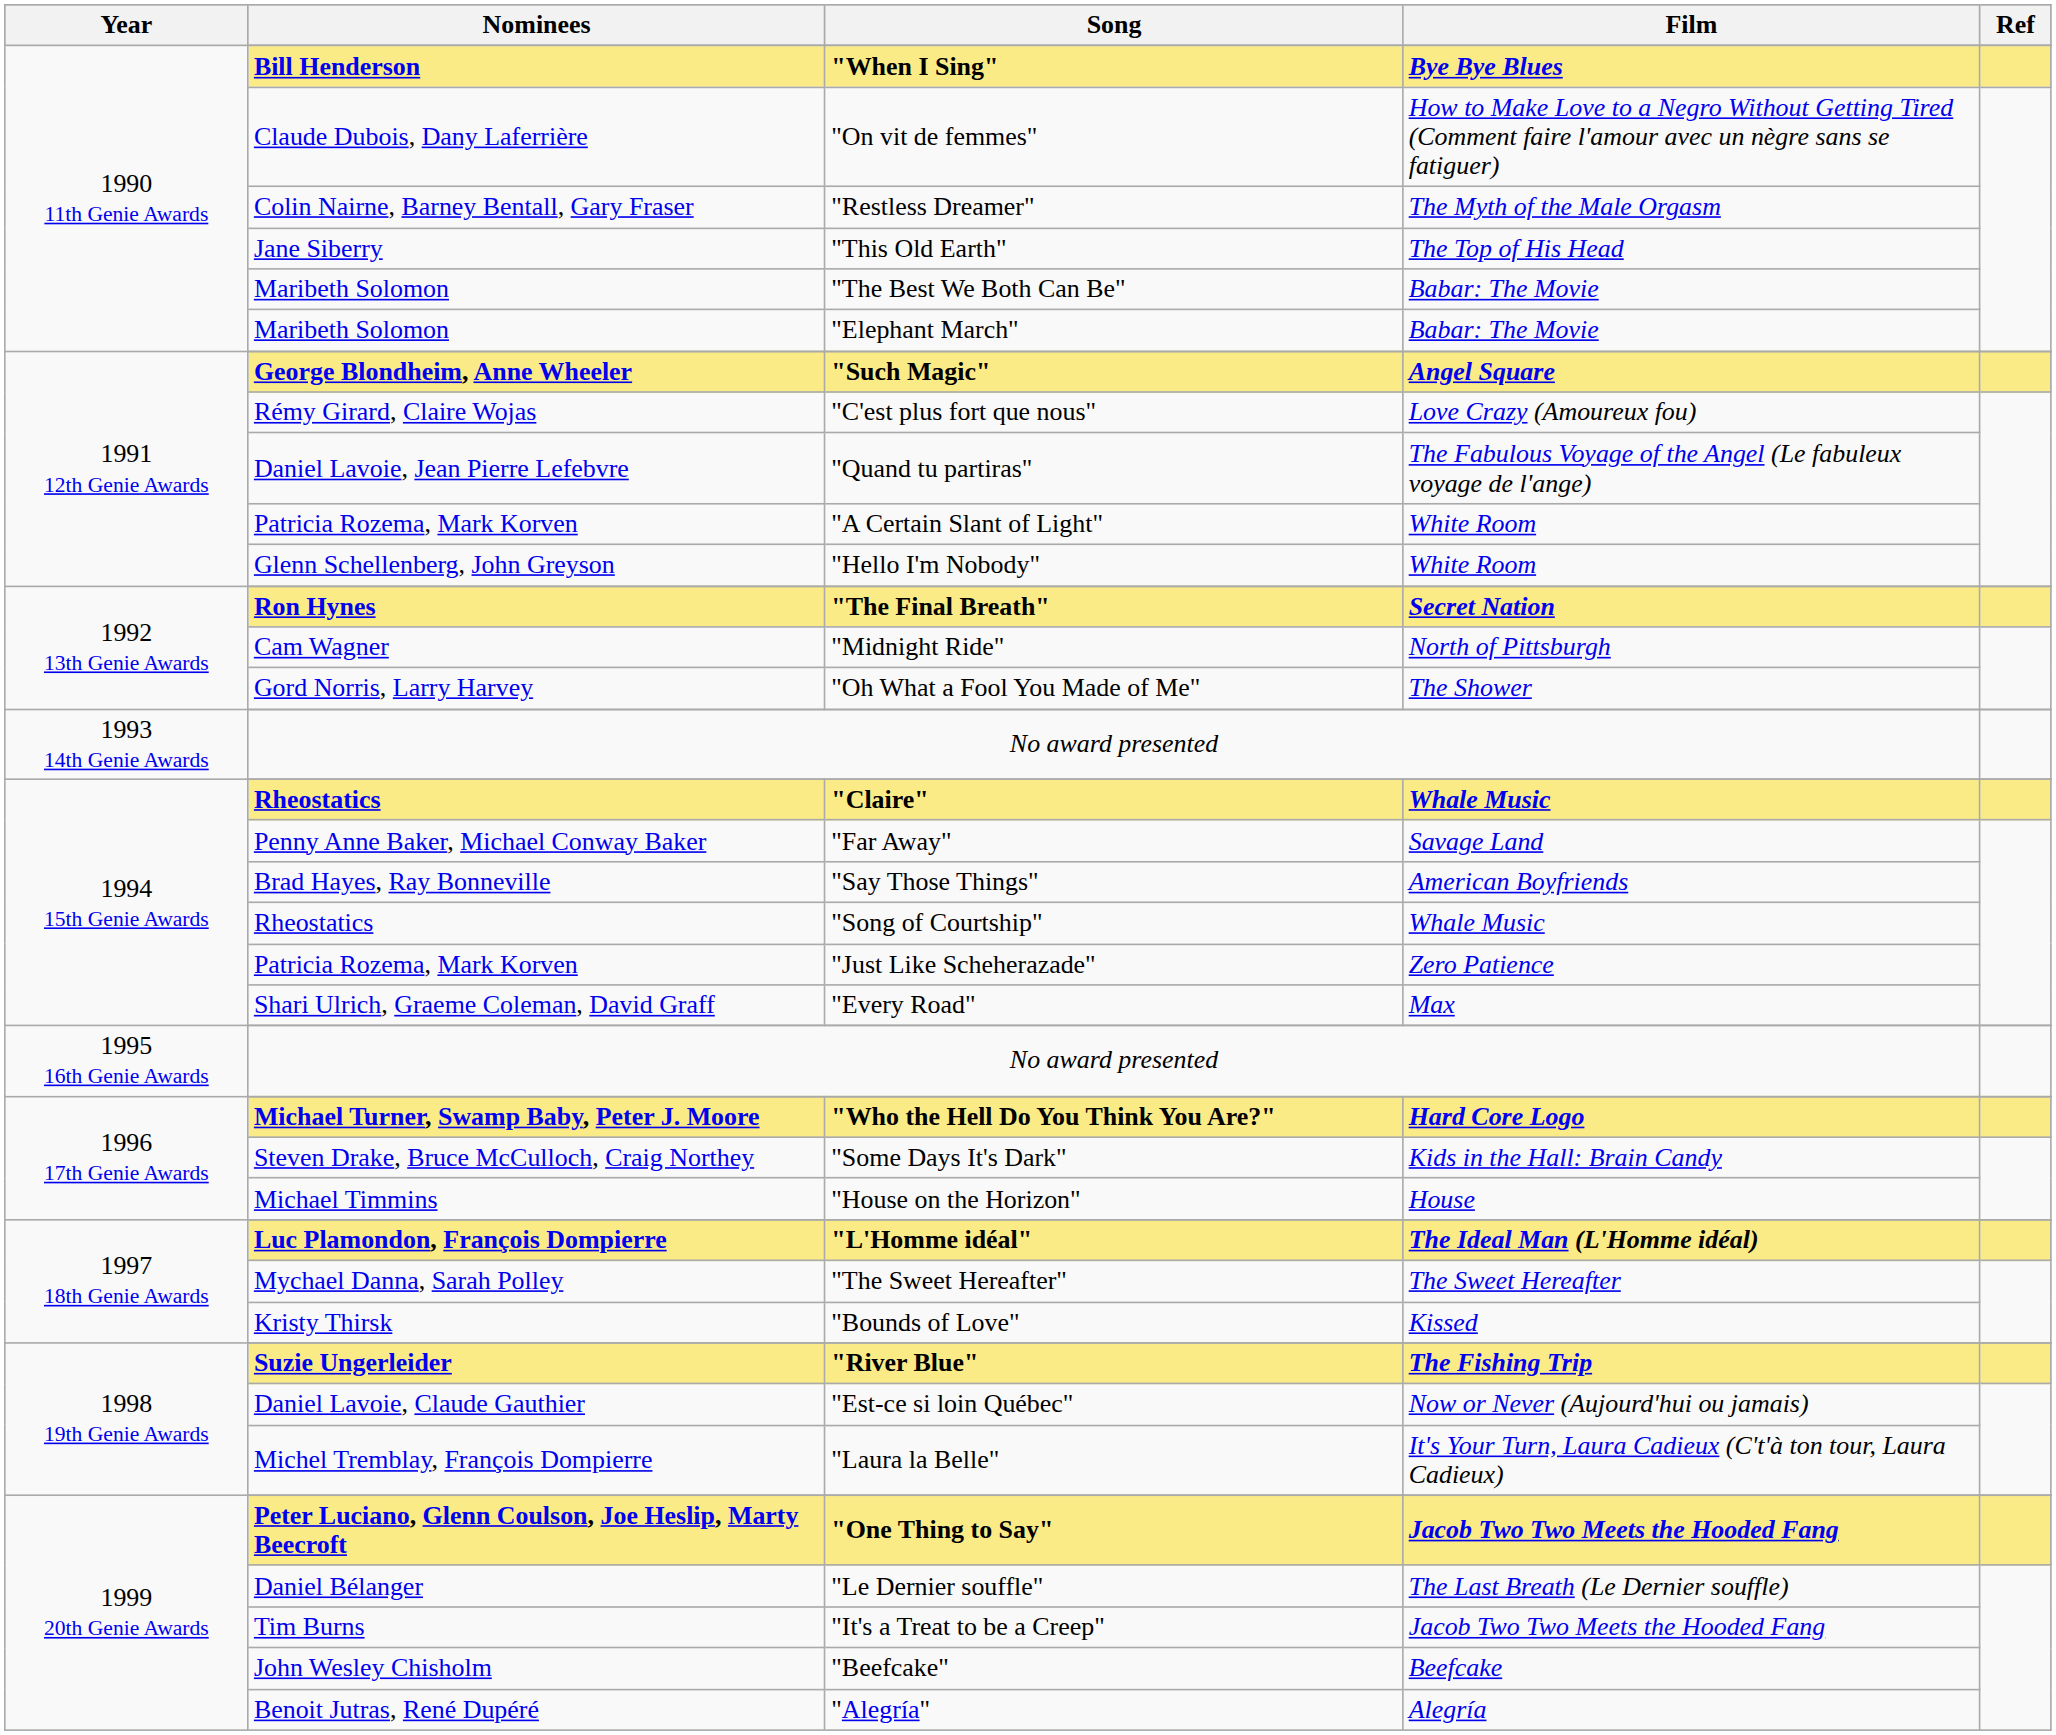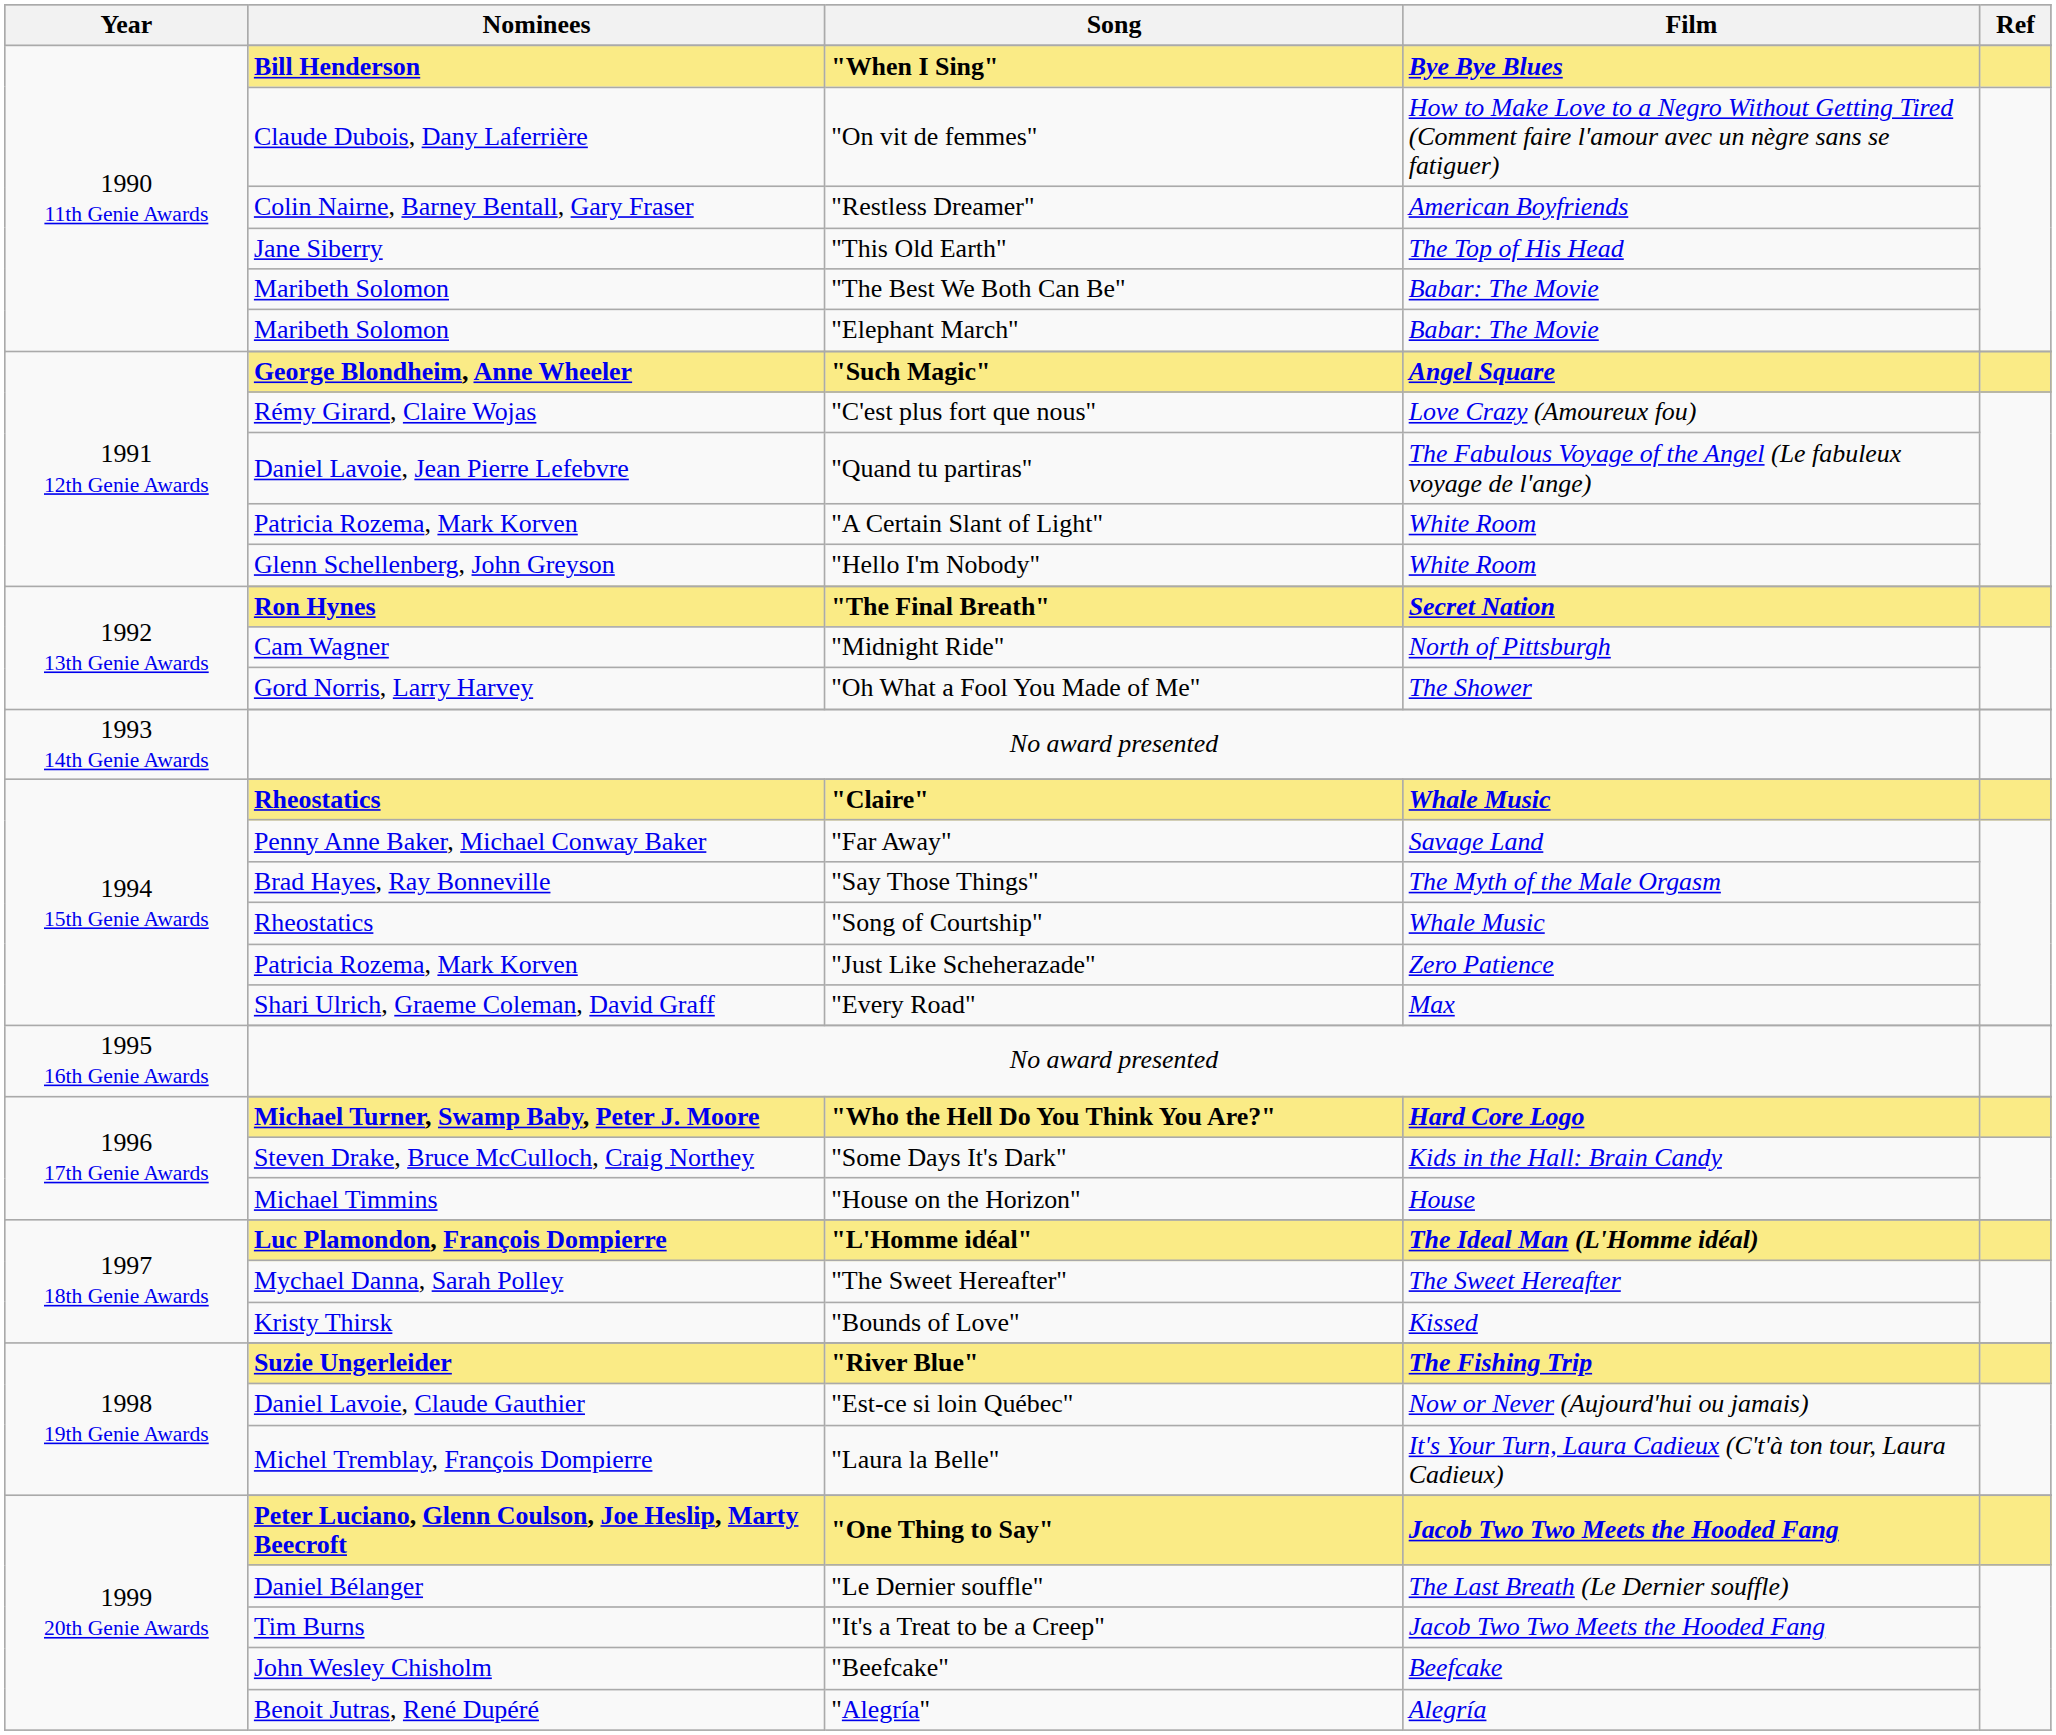(1565, 206) The Myth of the Male Orgasm -> (1518, 206) American Boyfriends
(1518, 881) American Boyfriends -> (1565, 881) The Myth of the Male Orgasm
